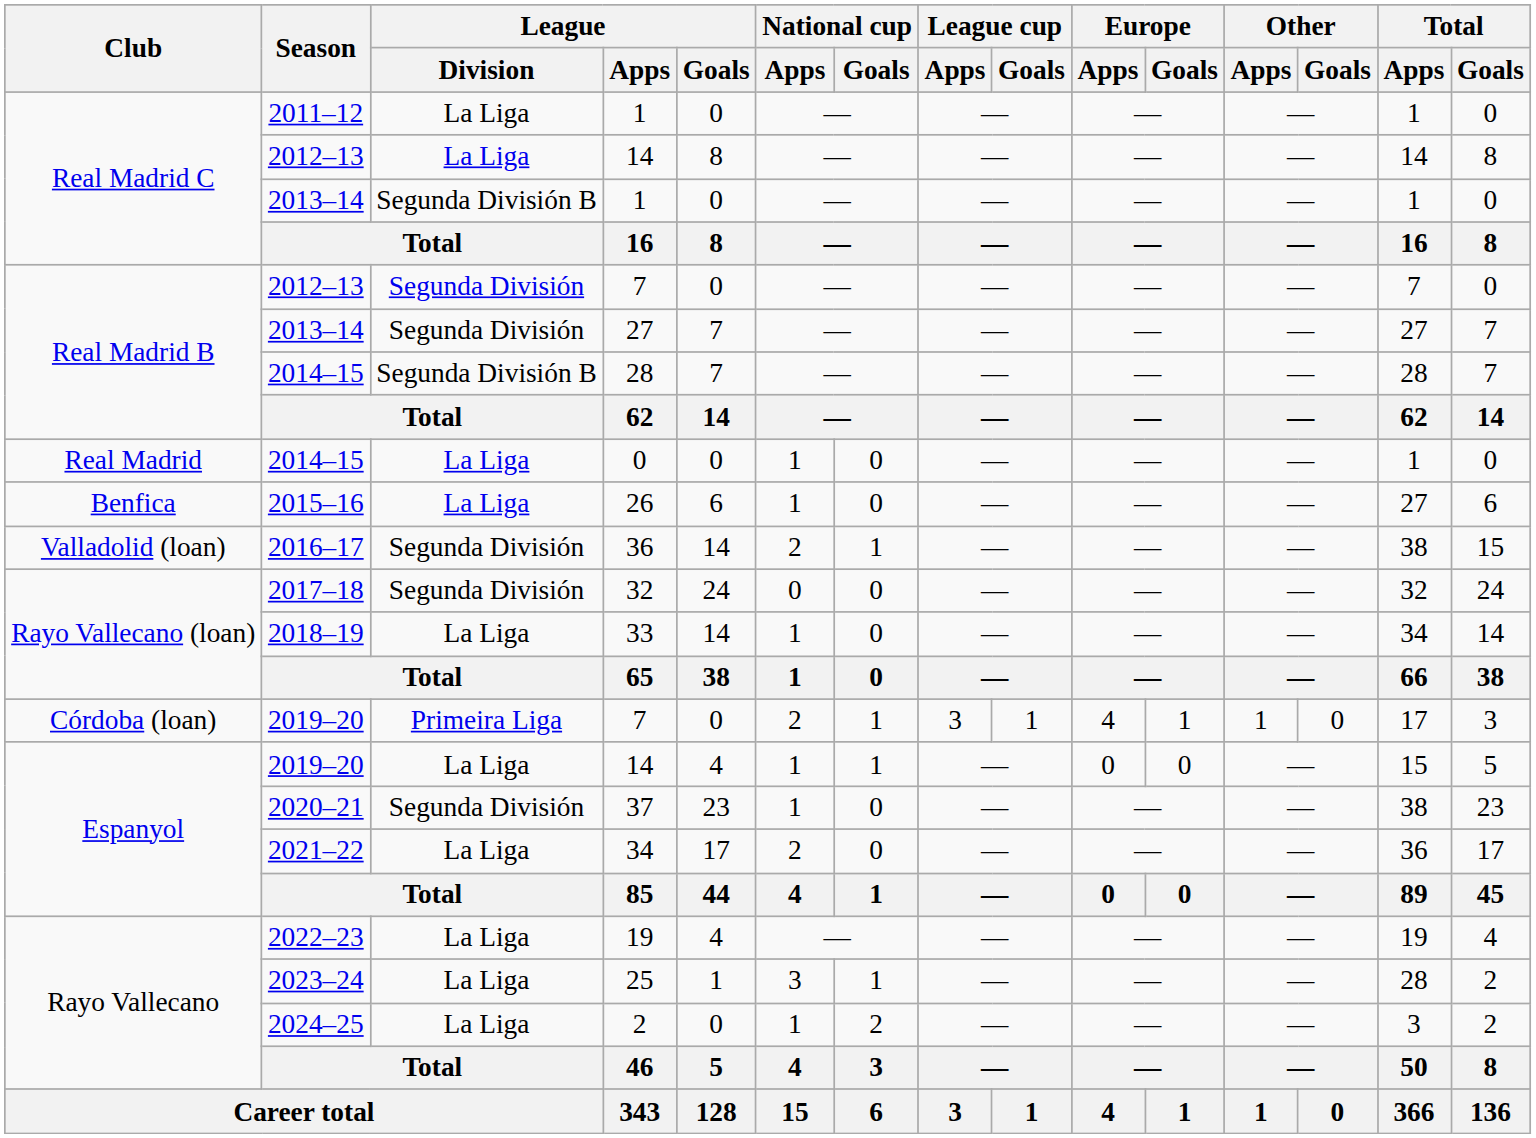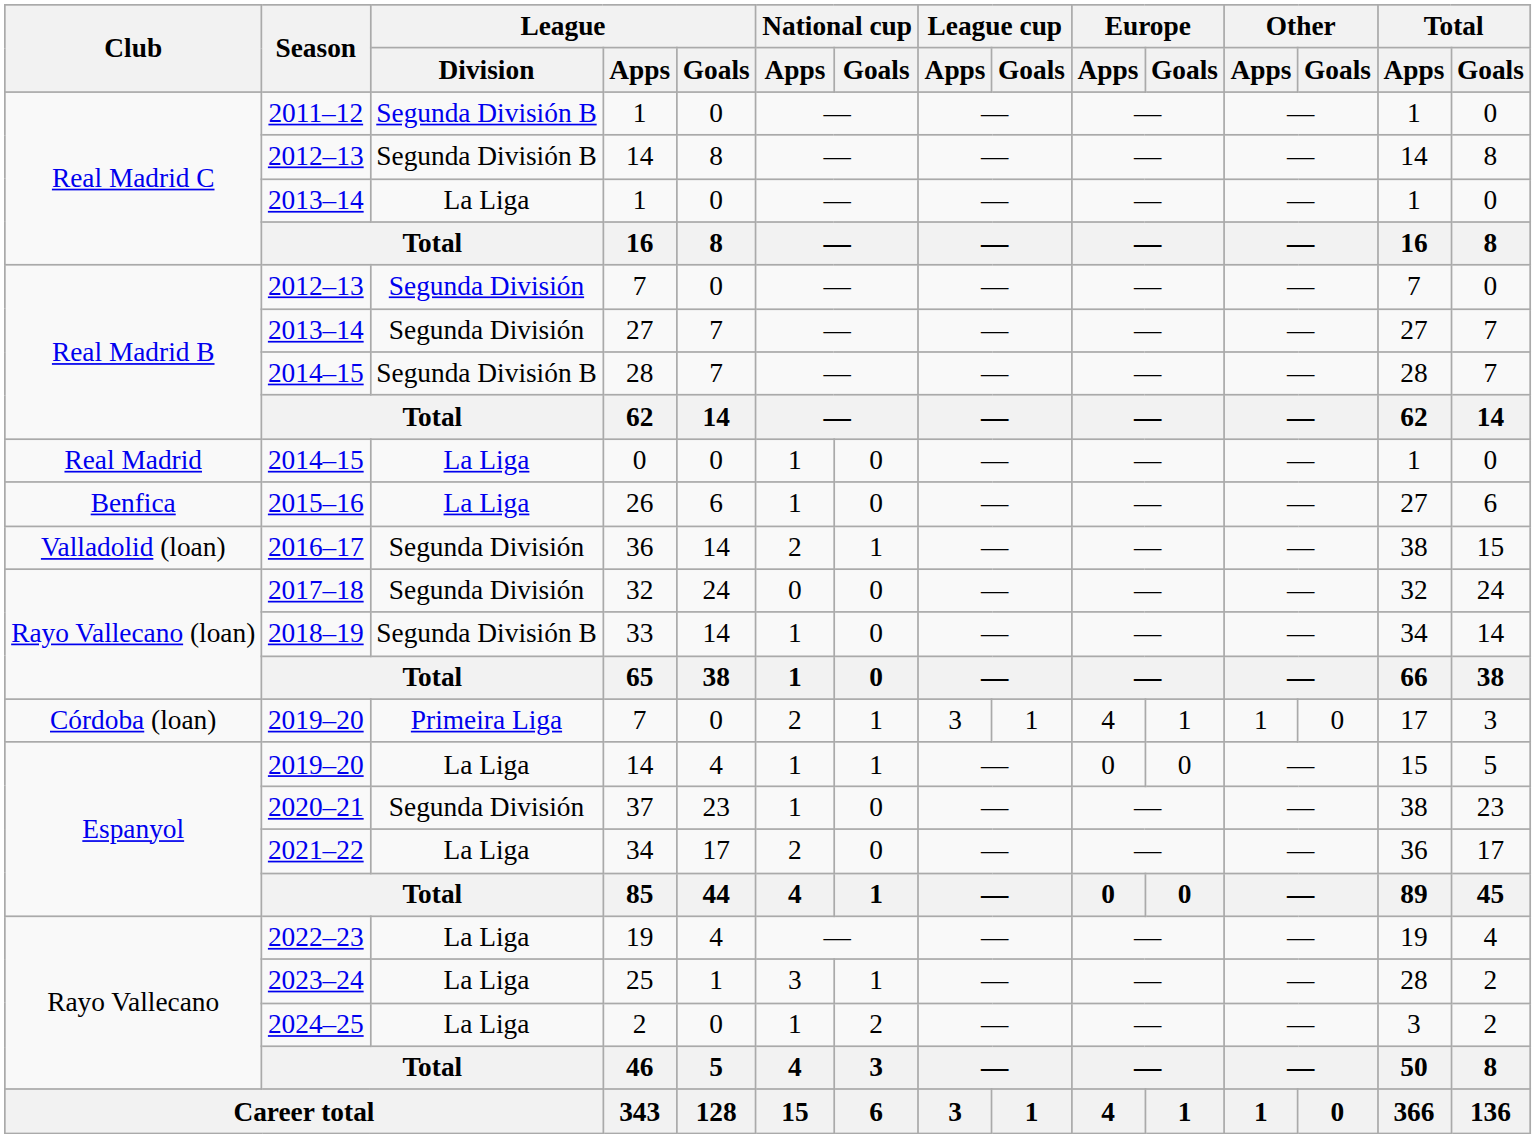(486, 112) La Liga -> (486, 112) Segunda División B
(486, 156) La Liga -> (486, 156) Segunda División B
(486, 199) Segunda División B -> (486, 199) La Liga
(486, 633) La Liga -> (486, 633) Segunda División B
